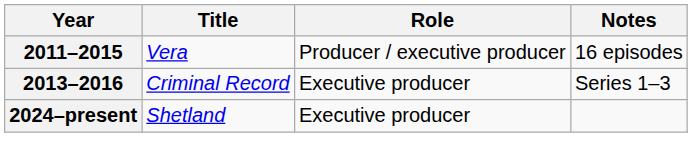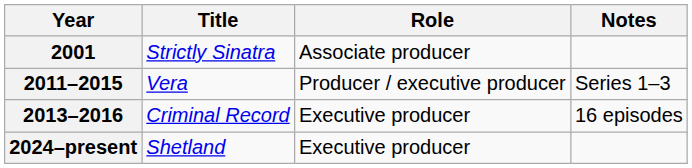+ row: (73, 52)
(629, 52) 16 episodes -> (623, 83) Series 1–3
(623, 83) Series 1–3 -> (629, 115) 16 episodes
